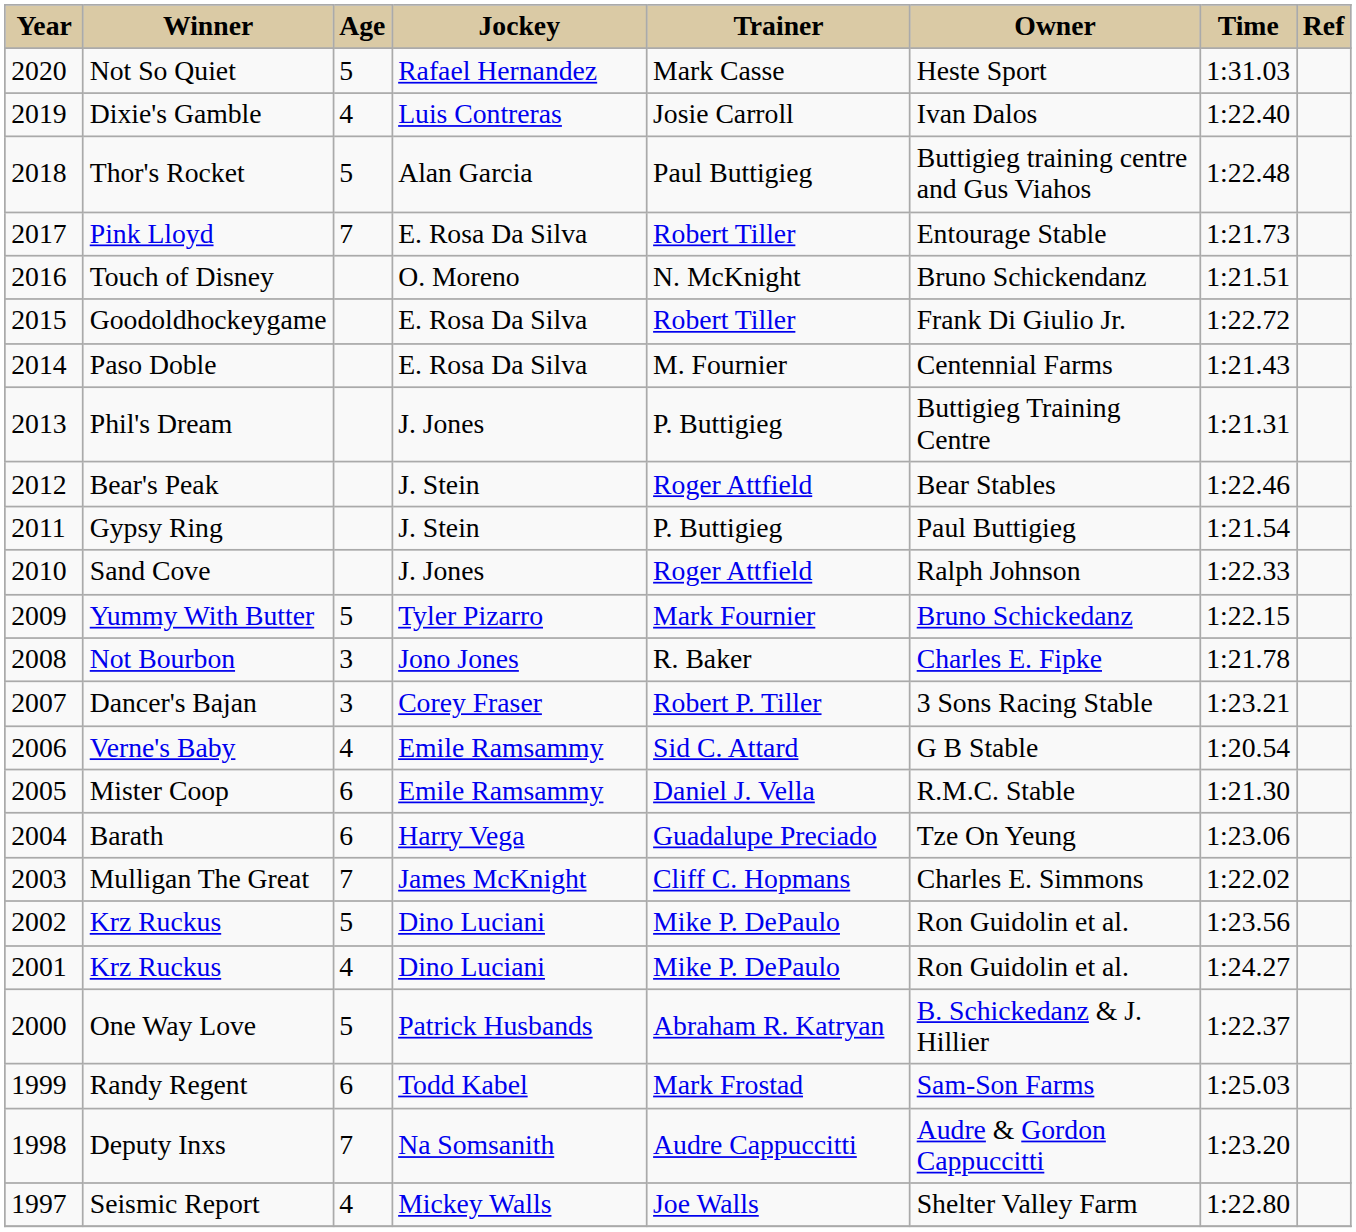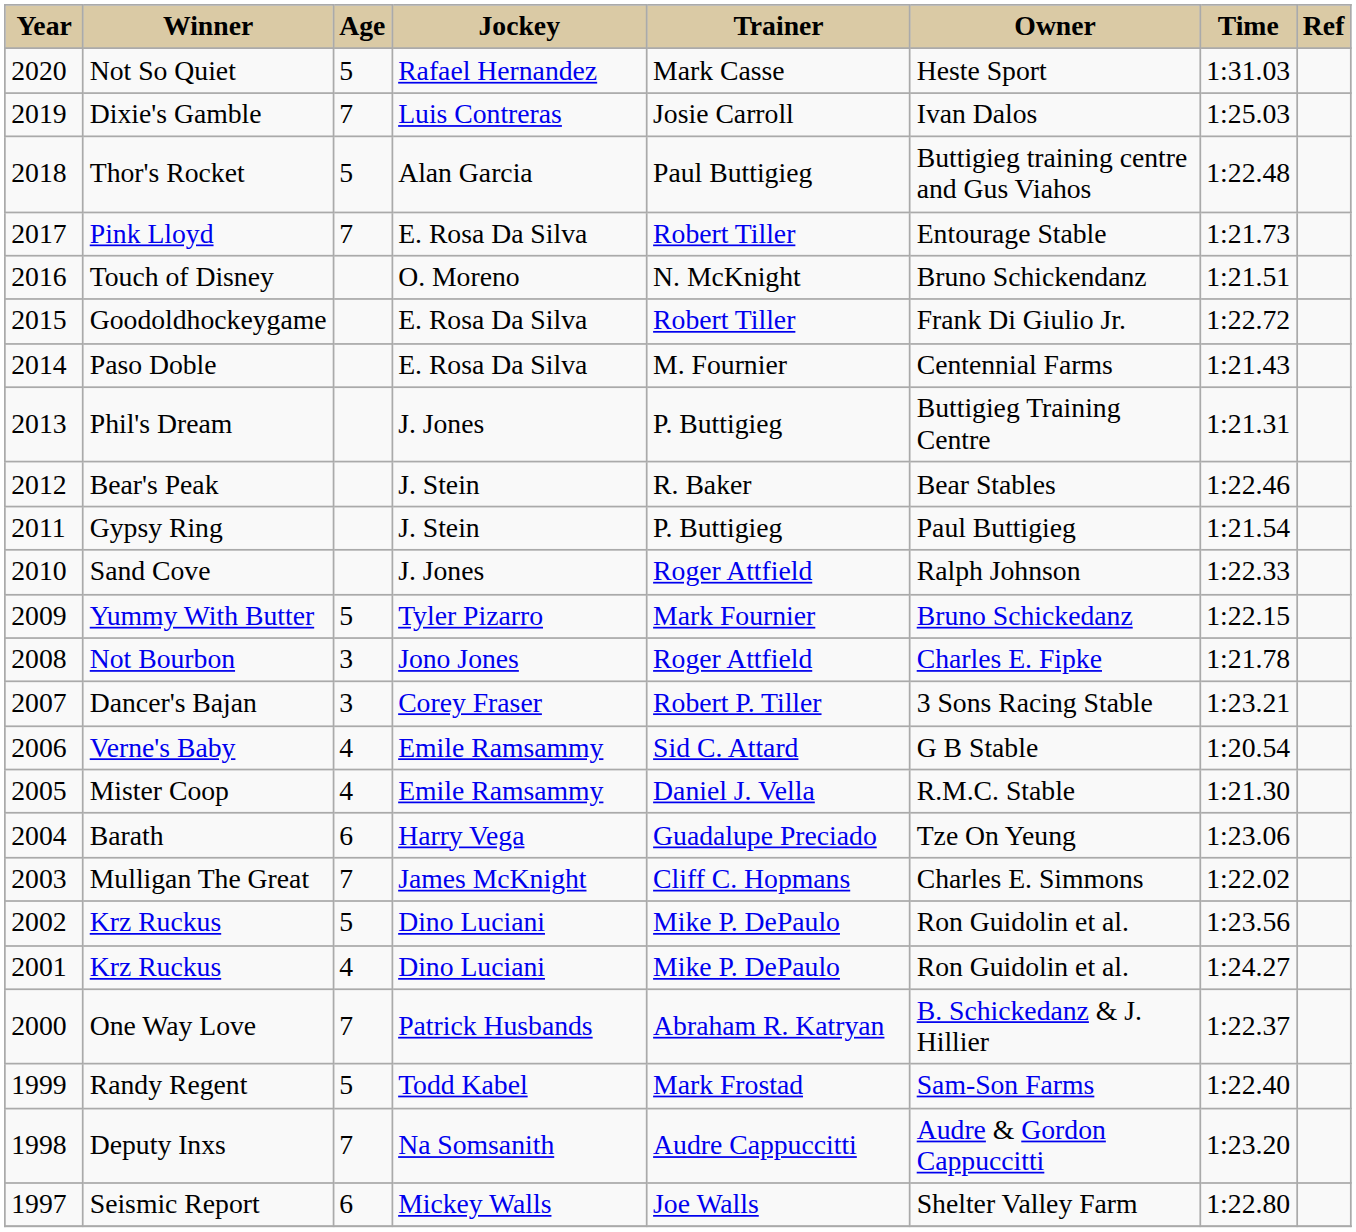(346, 114) 4 -> (346, 114) 7
(1248, 114) 1:22.40 -> (1248, 114) 1:25.03
(733, 483) Roger Attfield -> (702, 483) R. Baker
(702, 659) R. Baker -> (733, 659) Roger Attfield
(346, 791) 6 -> (346, 791) 4
(346, 1026) 5 -> (346, 1026) 7
(346, 1085) 6 -> (346, 1085) 5
(1248, 1085) 1:25.03 -> (1248, 1085) 1:22.40
(346, 1204) 4 -> (346, 1204) 6
